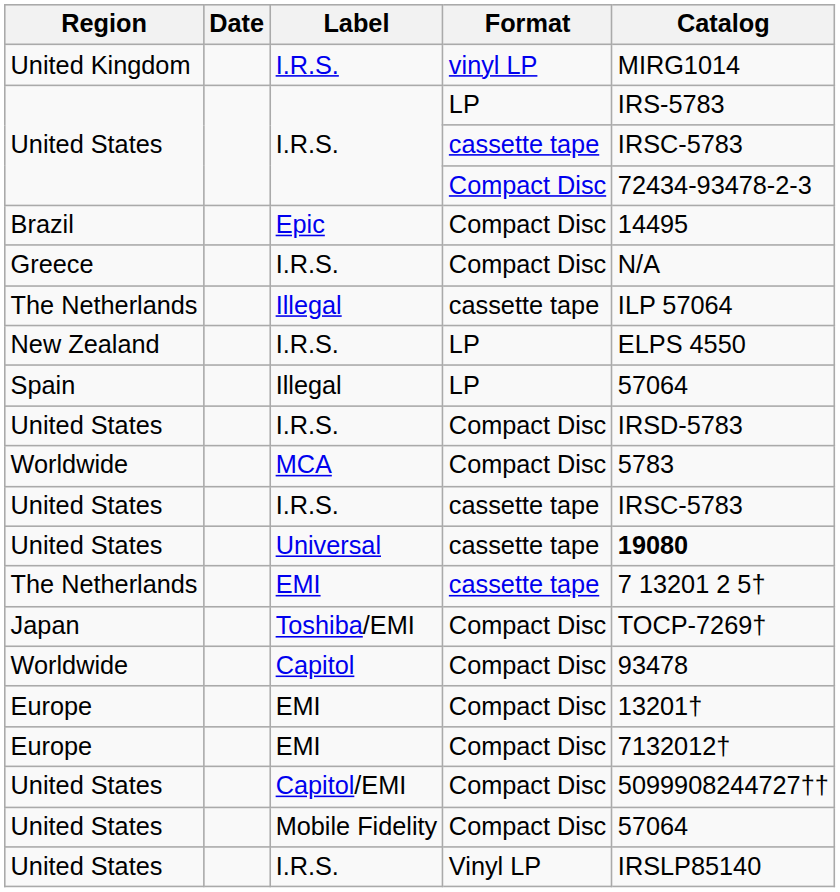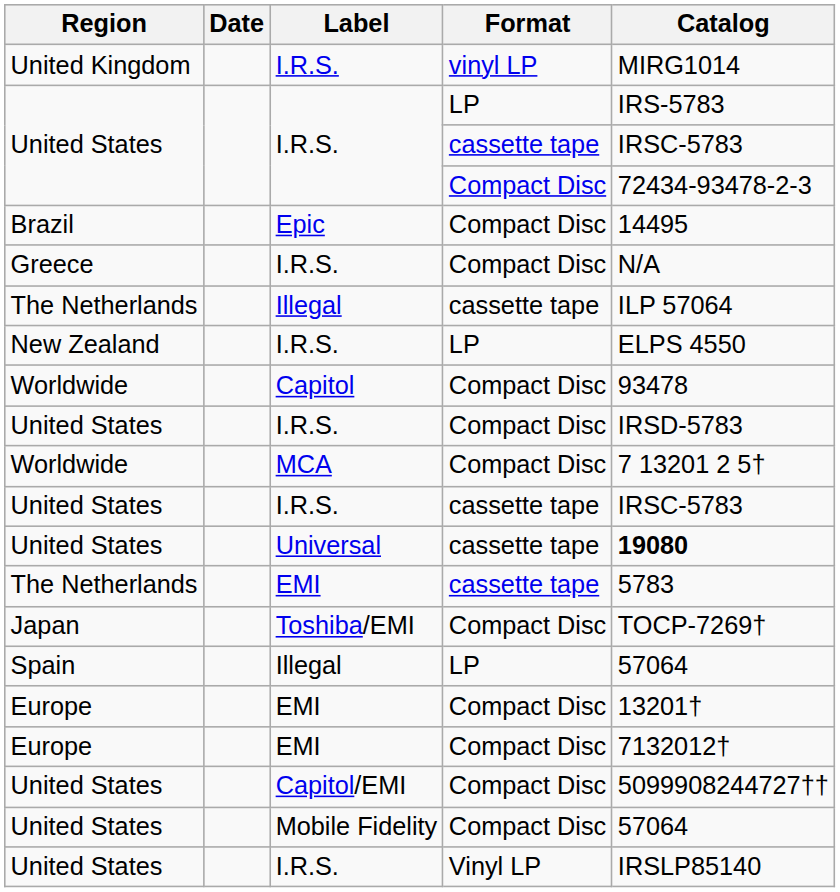rows swapped: (43, 385) <-> (69, 666)
(646, 465) 5783 -> (692, 465) 7 13201 2 5†
(692, 585) 7 13201 2 5† -> (646, 585) 5783
